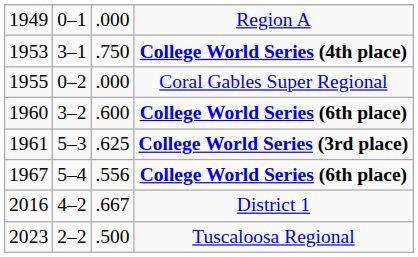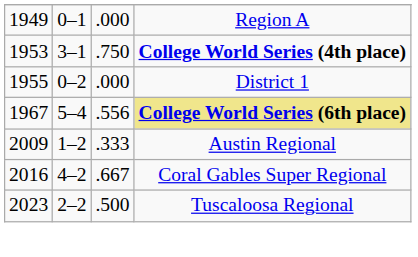(273, 81) Coral Gables Super Regional -> (272, 81) District 1
- row: (29, 112)
- row: (29, 143)
(273, 174) no background -> (272, 112) khaki background
+ row: (29, 143)
(273, 205) District 1 -> (272, 174) Coral Gables Super Regional
